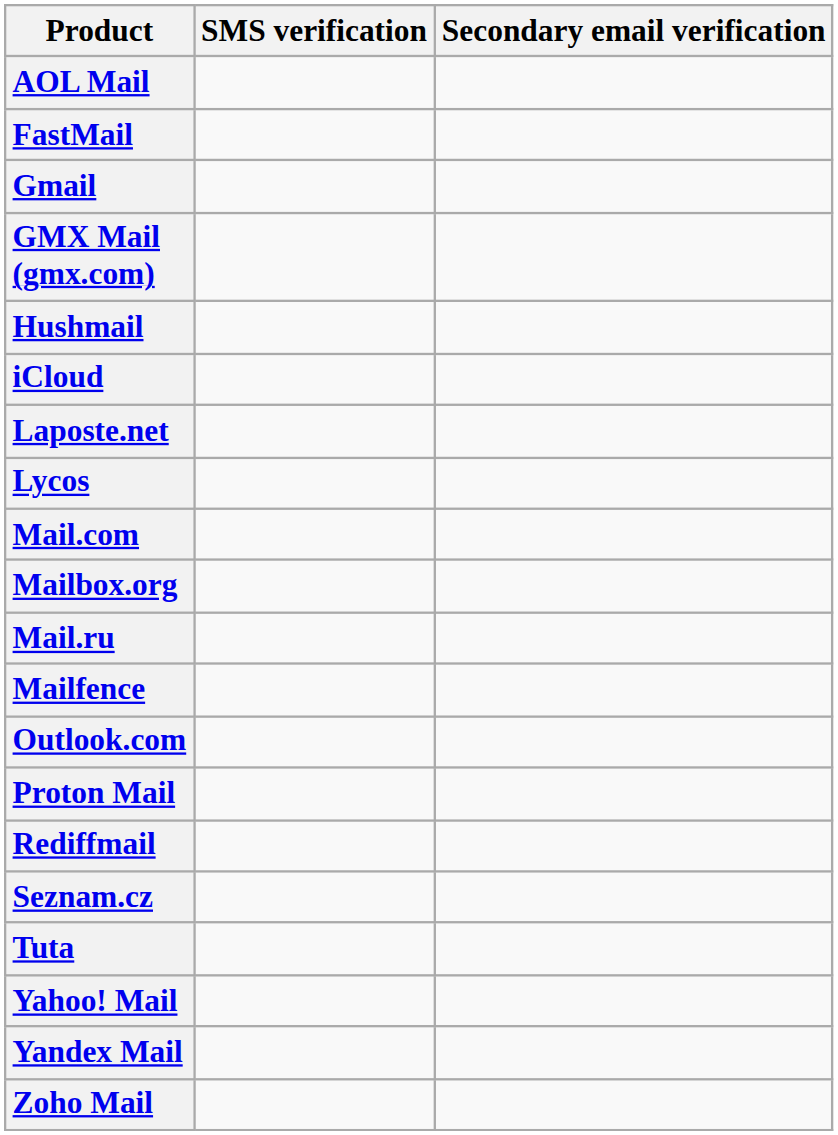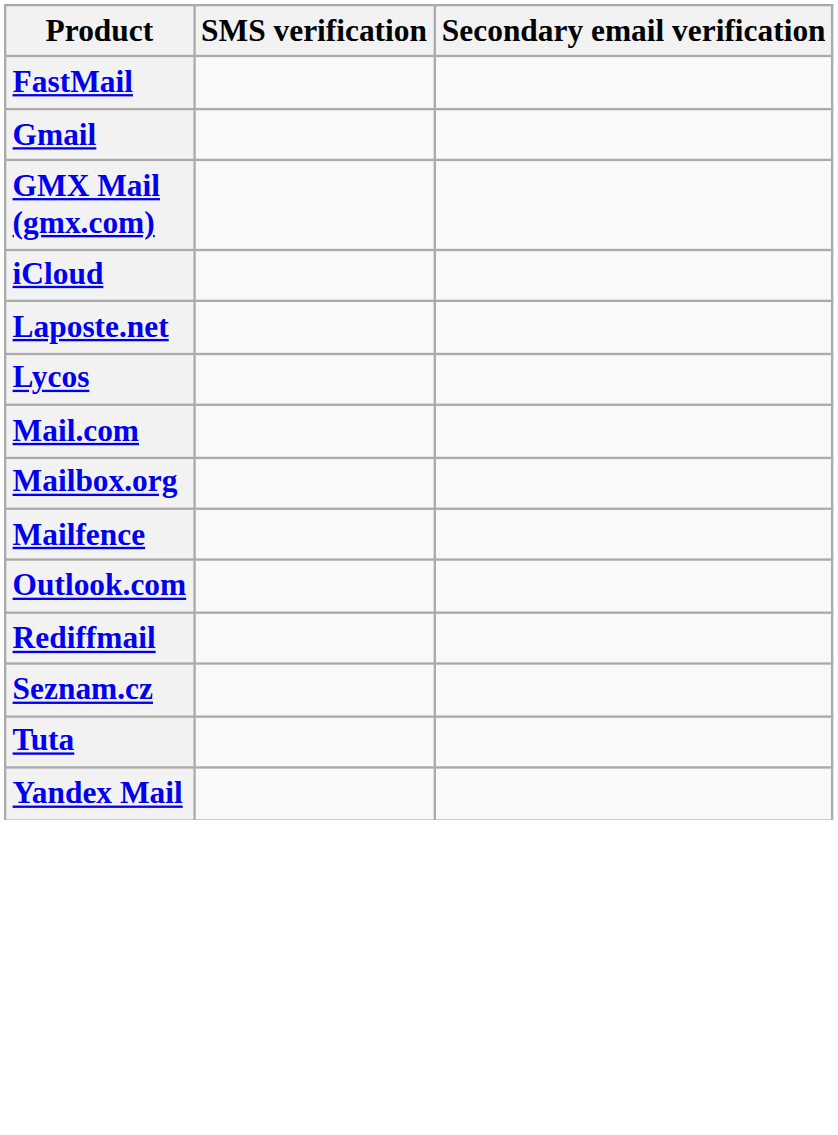- row: (81, 81)
- row: (78, 326)
- row: (64, 637)
- row: (94, 792)
- row: (95, 999)
- row: (83, 1103)
